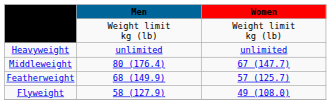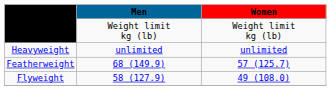- row: (40, 64)
